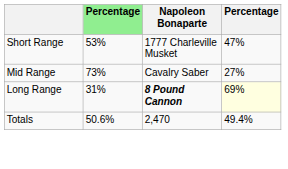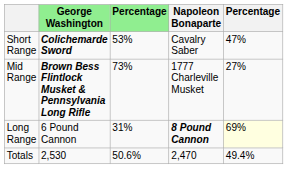+ column: (74, 18)
(181, 48) 1777 Charleville Musket -> (188, 45) Cavalry Saber
(177, 72) Cavalry Saber -> (195, 78) 1777 Charleville Musket
